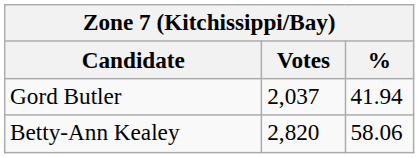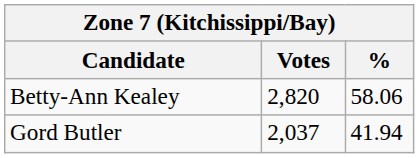rows swapped: (95, 133) <-> (66, 96)
